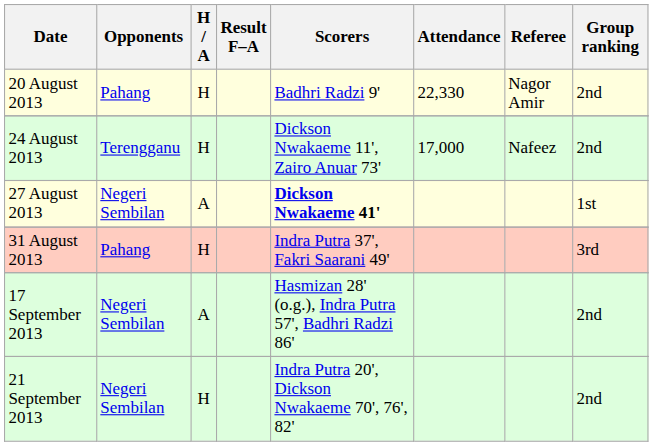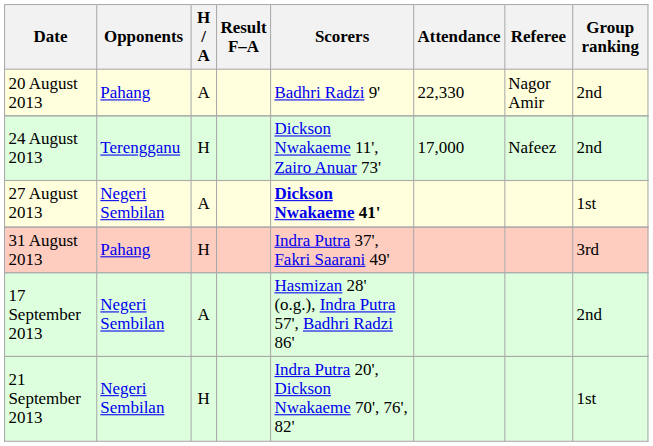(204, 92) H -> (204, 92) A
(589, 398) 2nd -> (586, 398) 1st
